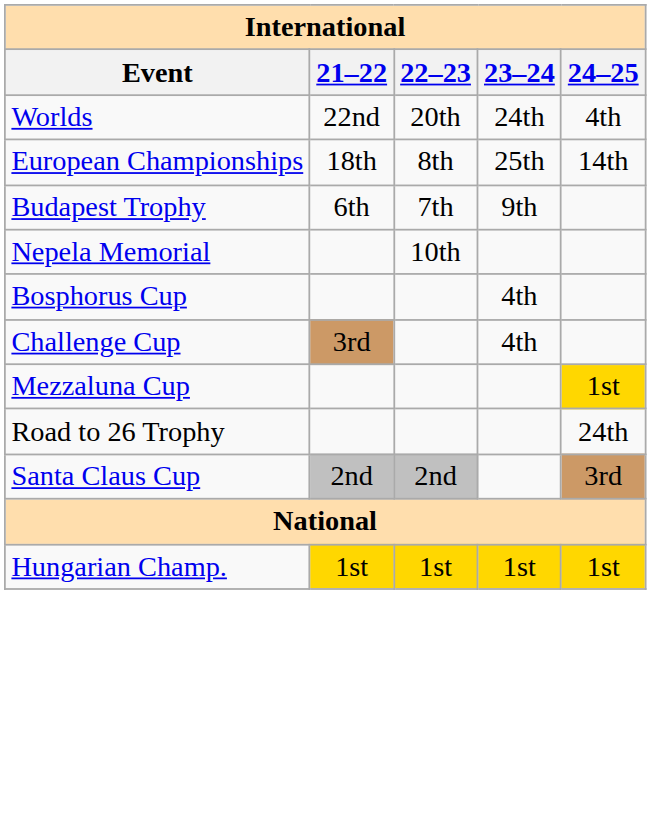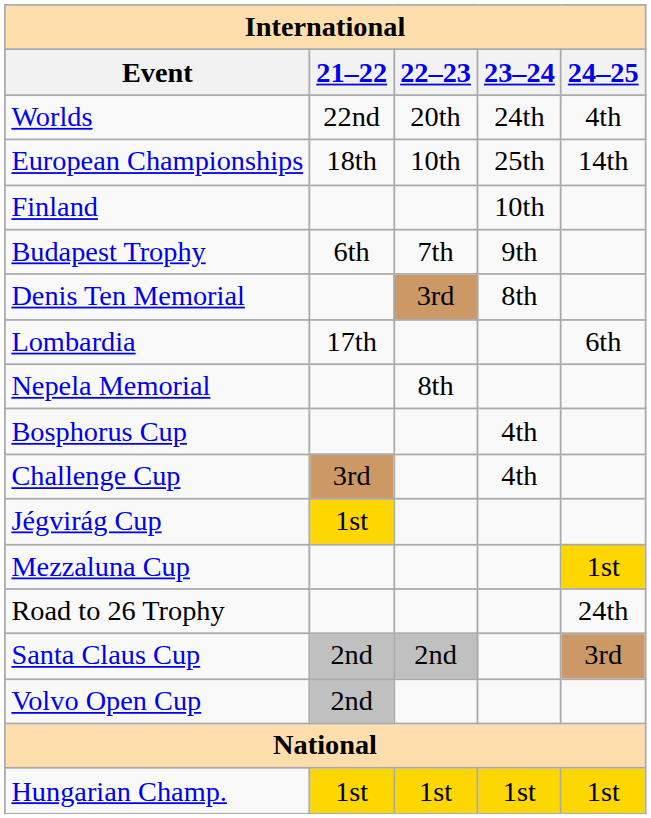(436, 161) 8th -> (436, 161) 10th
+ row: (55, 206)
+ row: (128, 296)
+ row: (74, 341)
(436, 251) 10th -> (436, 386) 8th
+ row: (87, 521)
+ row: (106, 700)
